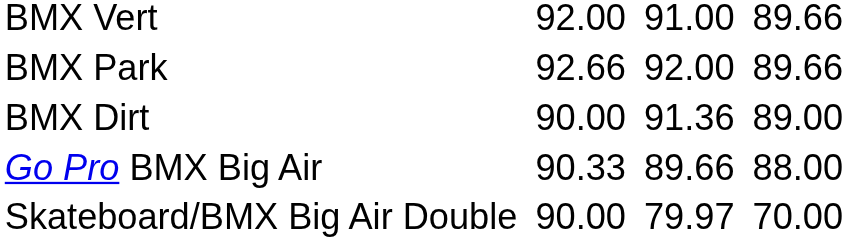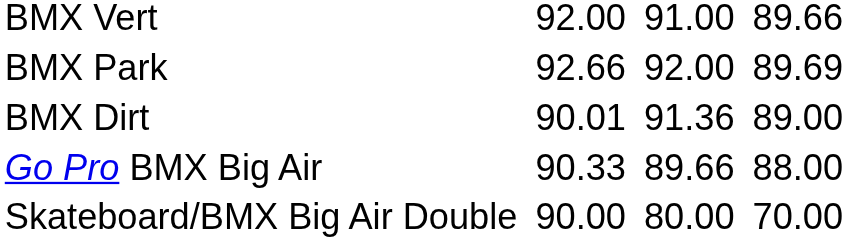(798, 68) 89.66 -> (798, 68) 89.69
(581, 117) 90.00 -> (581, 117) 90.01
(689, 217) 79.97 -> (689, 217) 80.00
